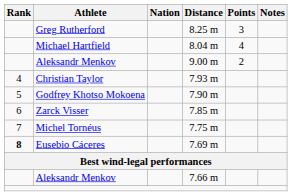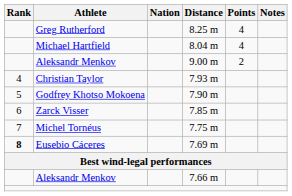(241, 29) 3 -> (241, 29) 4
